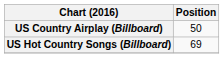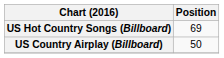rows swapped: (89, 28) <-> (89, 45)
